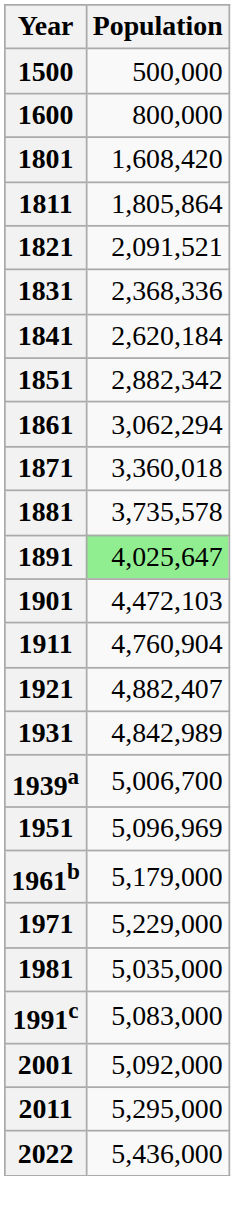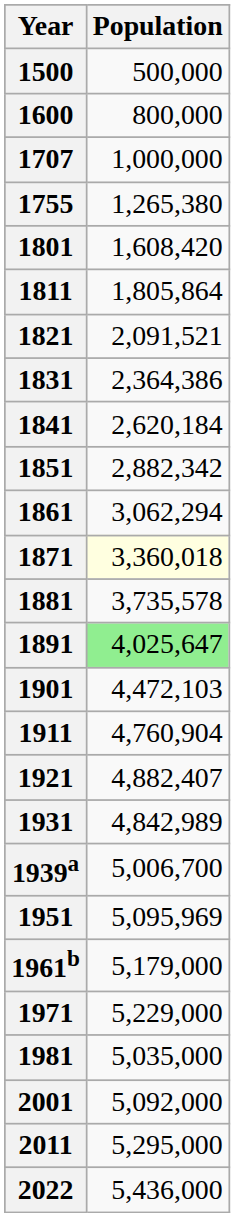+ row: (46, 159)
+ row: (46, 203)
(167, 291) 2,368,336 -> (167, 379) 2,364,386
(167, 468) no background -> (167, 556) lightyellow background
(167, 828) 5,096,969 -> (167, 917) 5,095,969
- row: (46, 1016)
